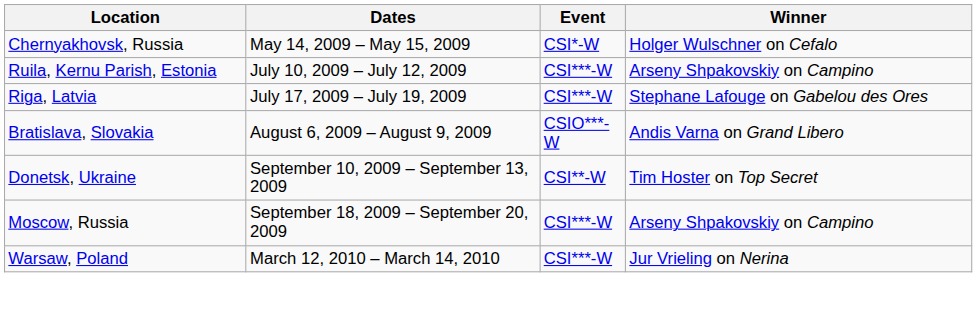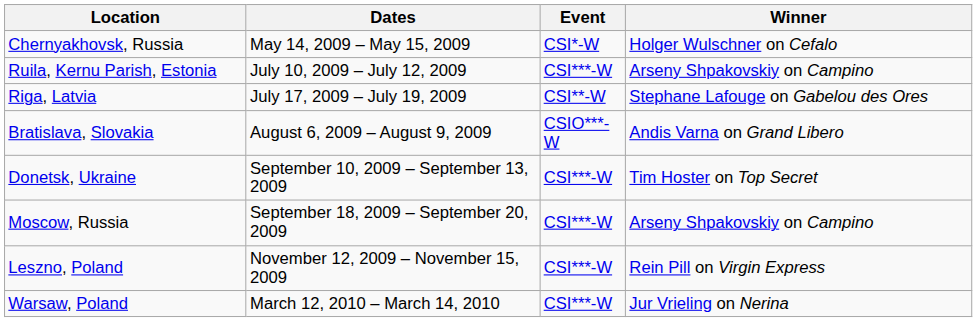(578, 96) CSI***-W -> (575, 96) CSI**-W
(575, 177) CSI**-W -> (578, 177) CSI***-W
+ row: (66, 267)
